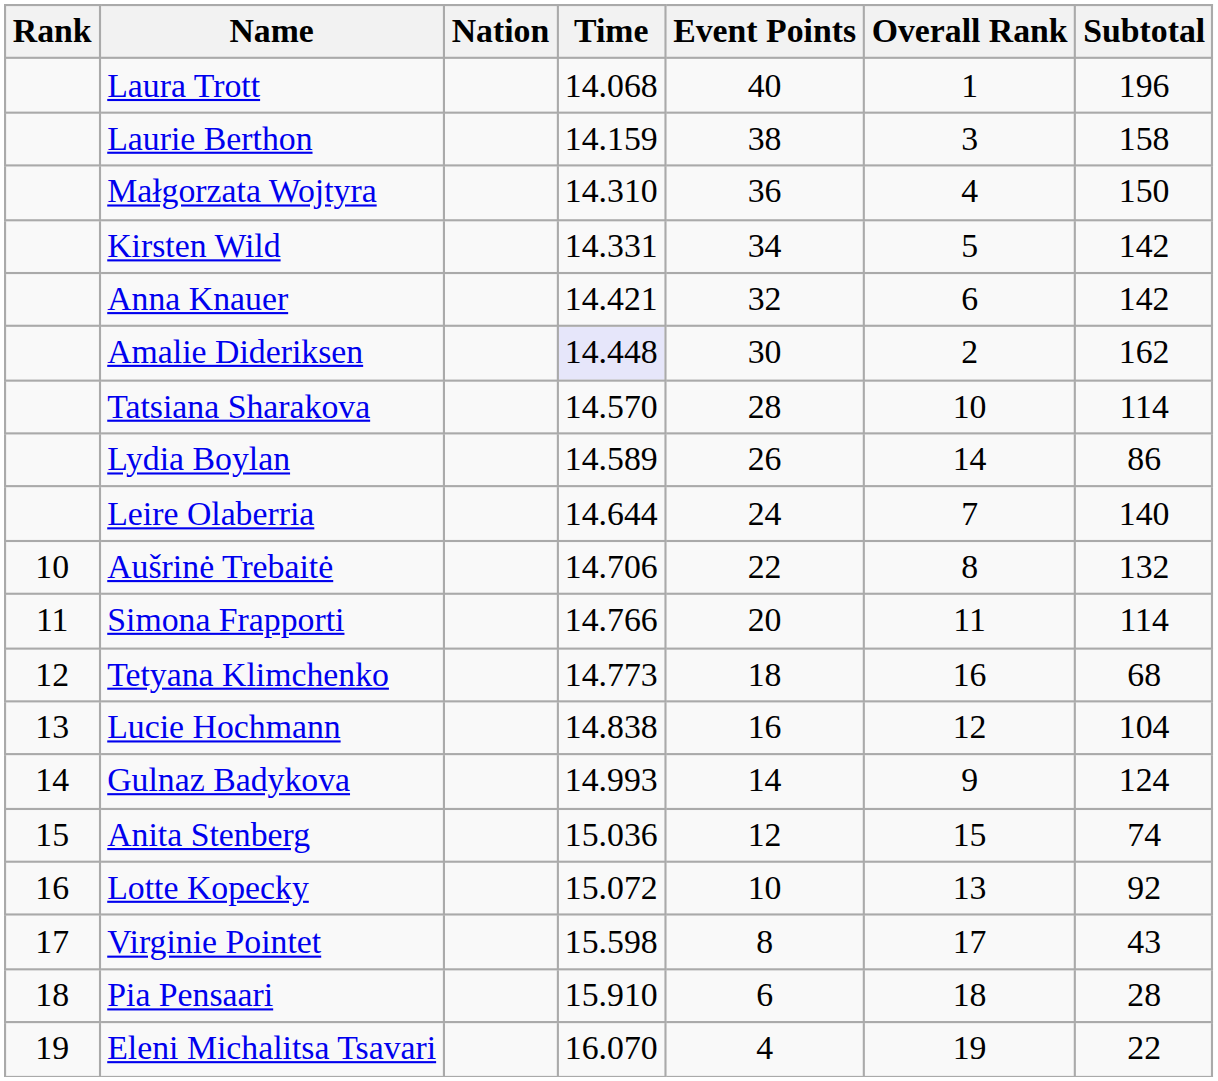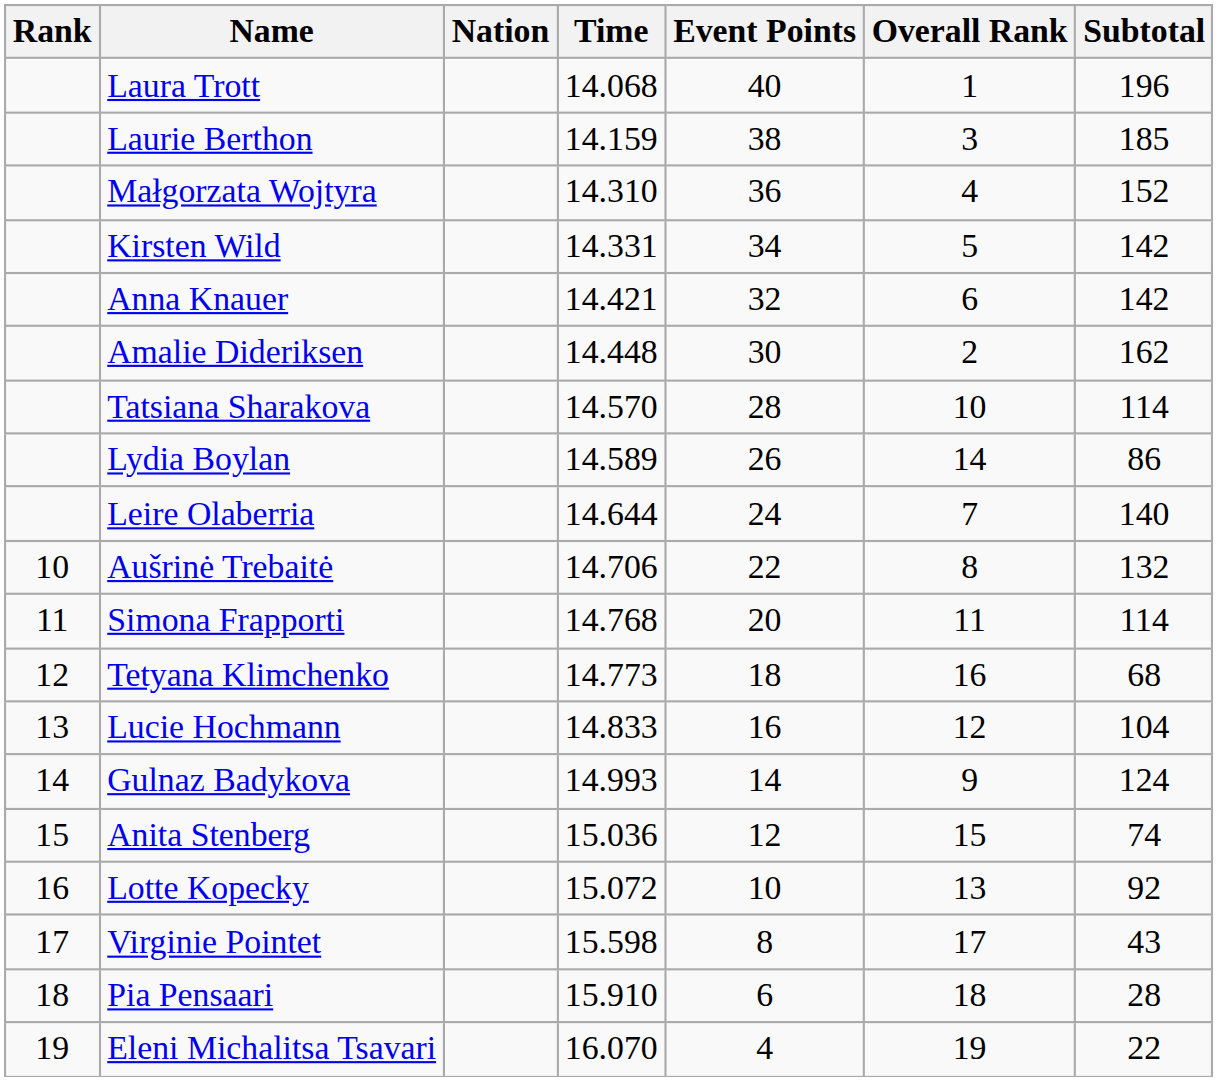(1144, 138) 158 -> (1144, 138) 185
(1144, 191) 150 -> (1144, 191) 152
(611, 352) lavender background -> (611, 352) no background
(611, 620) 14.766 -> (611, 620) 14.768
(611, 727) 14.838 -> (611, 727) 14.833
